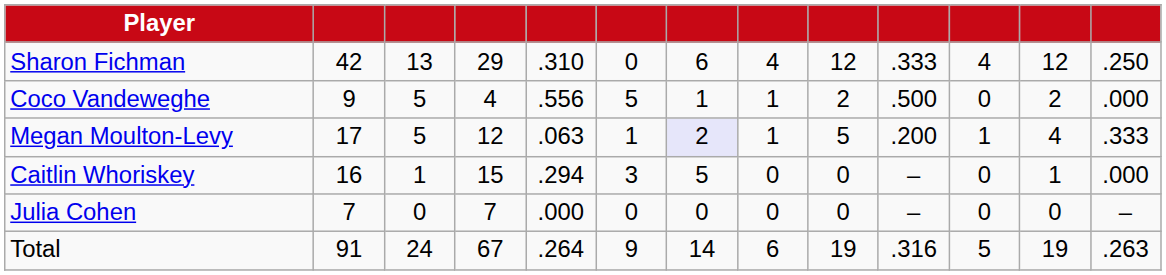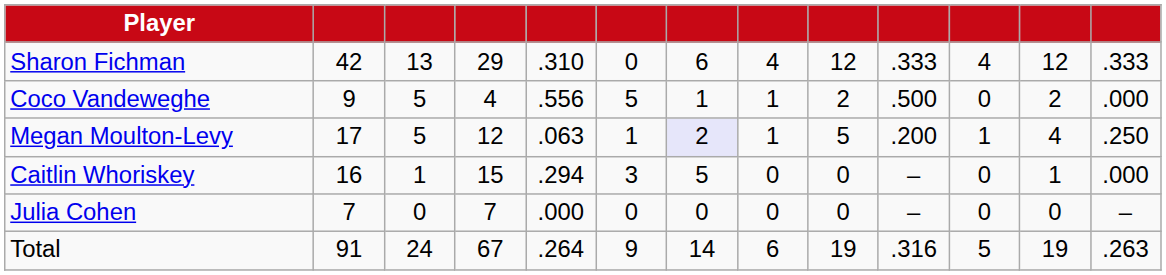(1125, 61) .250 -> (1125, 61) .333
(1125, 136) .333 -> (1125, 136) .250
